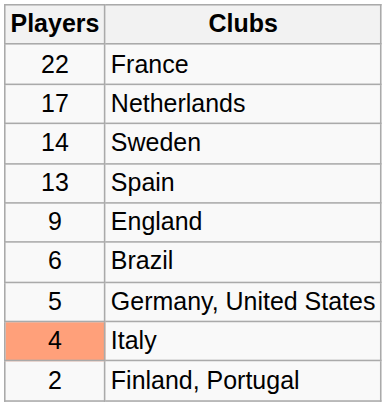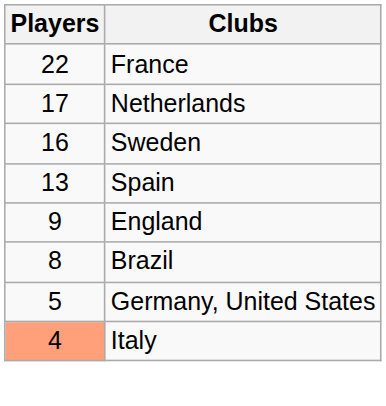(55, 143) 14 -> (55, 143) 16
(55, 261) 6 -> (55, 261) 8
- row: (205, 380)
